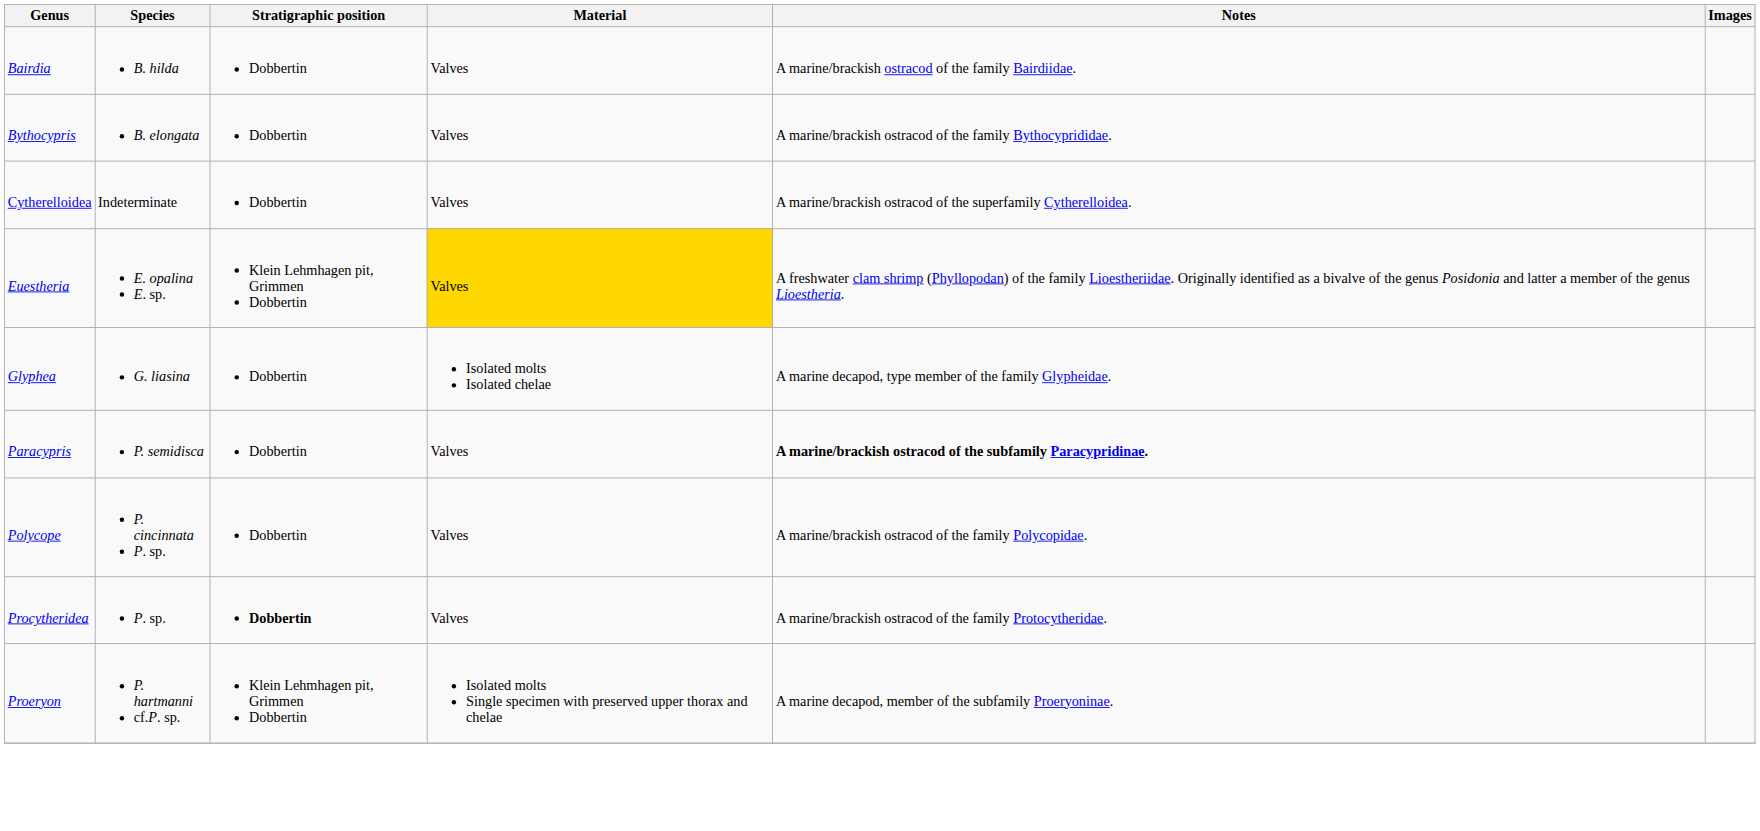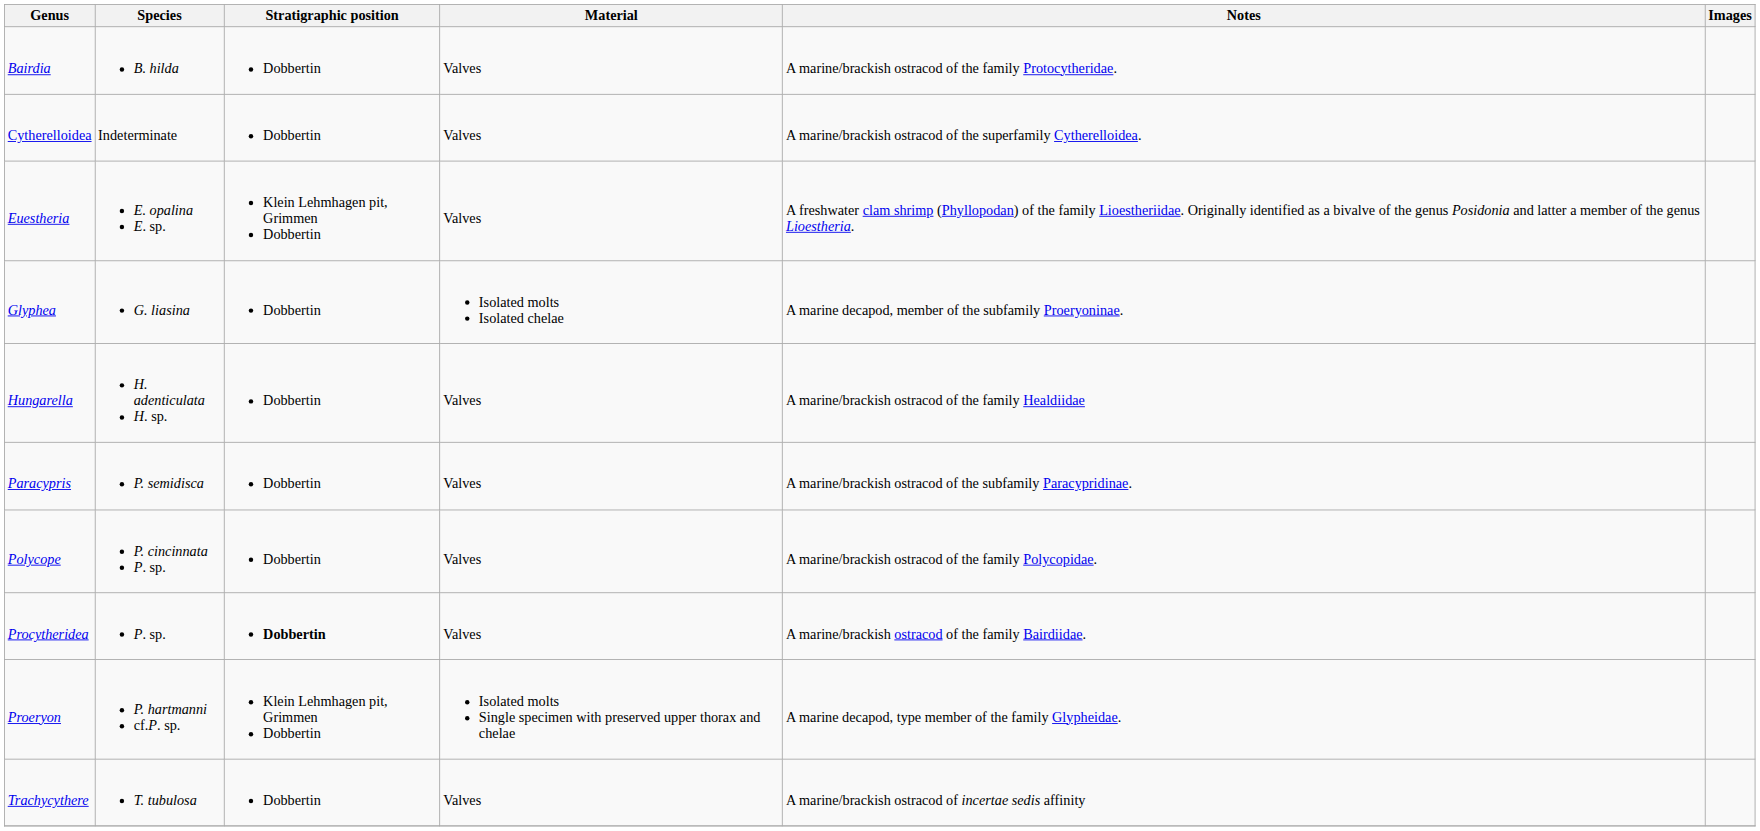(926, 68) A marine/brackish ostracod of the family Bairdiidae. -> (951, 68) A marine/brackish ostracod of the family Protocytheridae.
- row: (42, 135)
(449, 285) gold background -> (462, 218) no background
(944, 377) A marine decapod, type member of the family Glypheidae. -> (955, 309) A marine decapod, member of the subfamily Proeryoninae.
+ row: (40, 401)
(962, 452) bold -> (959, 484) normal
(941, 618) A marine/brackish ostracod of the family Protocytheridae. -> (936, 634) A marine/brackish ostracod of the family Bairdiidae.
(945, 701) A marine decapod, member of the subfamily Proeryoninae. -> (954, 717) A marine decapod, type member of the family Glypheidae.
+ row: (48, 800)
